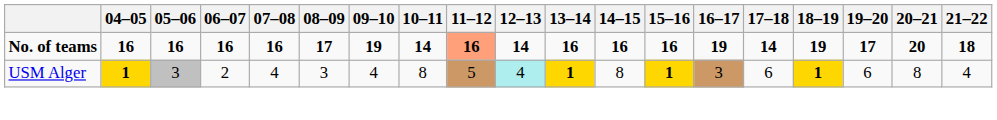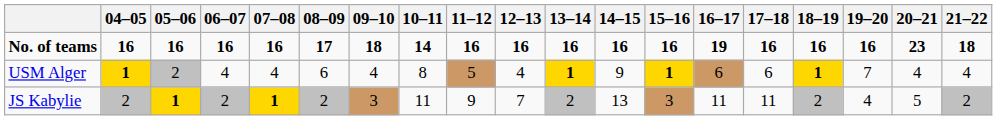(374, 46) 19 -> (374, 46) 18
(471, 46) lightsalmon background -> (471, 46) no background
(520, 46) 14 -> (520, 46) 16
(768, 46) 14 -> (768, 46) 16
(818, 46) 19 -> (818, 46) 16
(867, 46) 17 -> (867, 46) 16
(917, 46) 20 -> (917, 46) 23
(175, 73) 3 -> (175, 73) 2
(225, 73) 2 -> (225, 73) 4
(324, 73) 3 -> (324, 73) 6
(520, 73) paleturquoise background -> (520, 73) no background
(620, 73) 8 -> (620, 73) 9
(719, 73) 3 -> (719, 73) 6
(867, 73) 6 -> (867, 73) 7
(917, 73) 8 -> (917, 73) 4
+ row: (45, 101)
